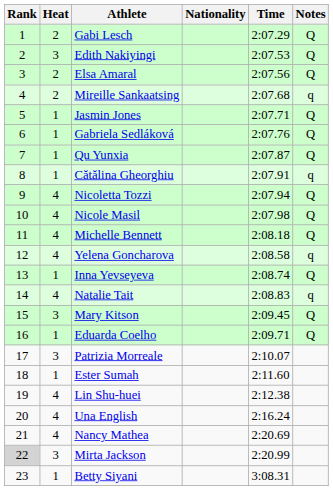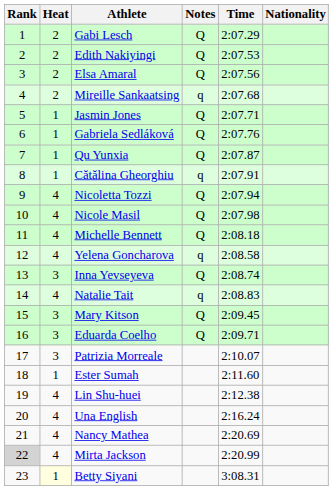columns swapped: (215, 14) <-> (311, 14)
(56, 54) 3 -> (56, 54) 2
(56, 275) 1 -> (56, 275) 3
(56, 335) 1 -> (56, 335) 3
(56, 455) 3 -> (56, 455) 4
(56, 475) no background -> (56, 475) lightyellow background
